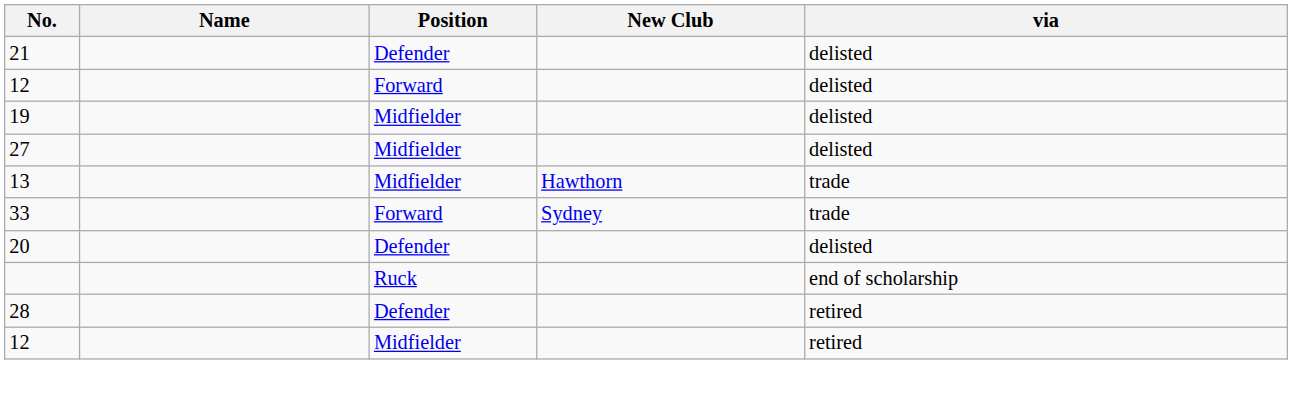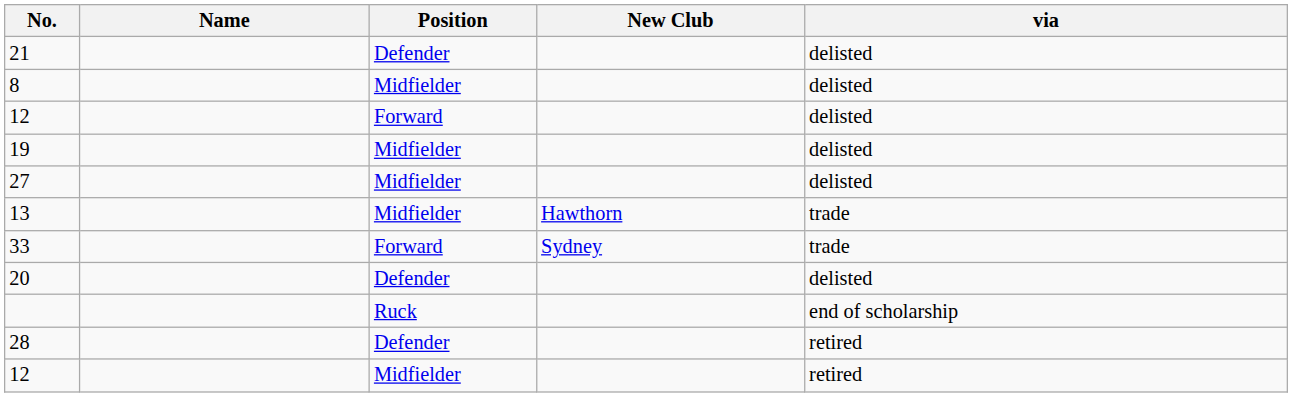+ row: (14, 85)
